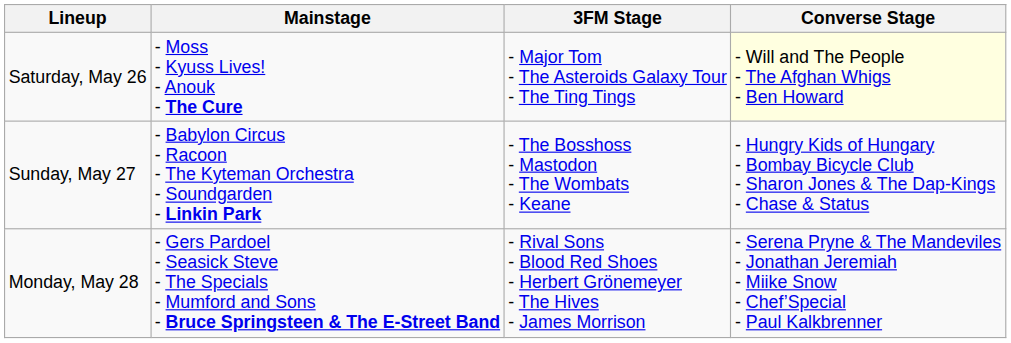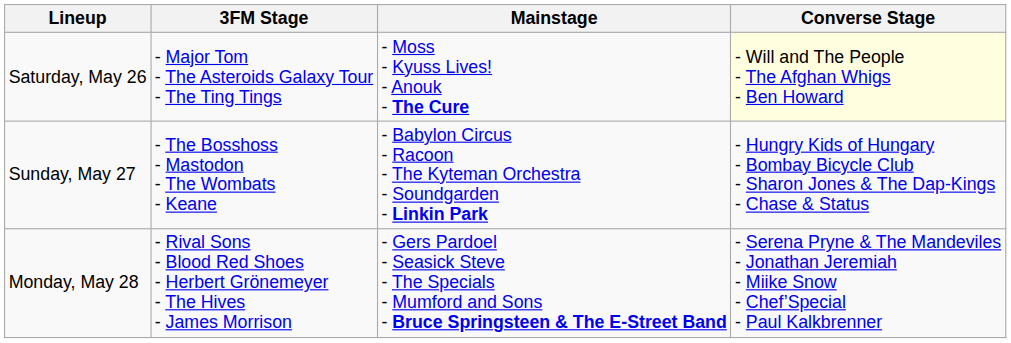columns swapped: (327, 18) <-> (618, 18)
